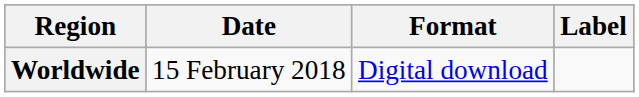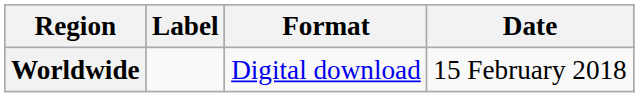columns swapped: (249, 26) <-> (593, 26)
